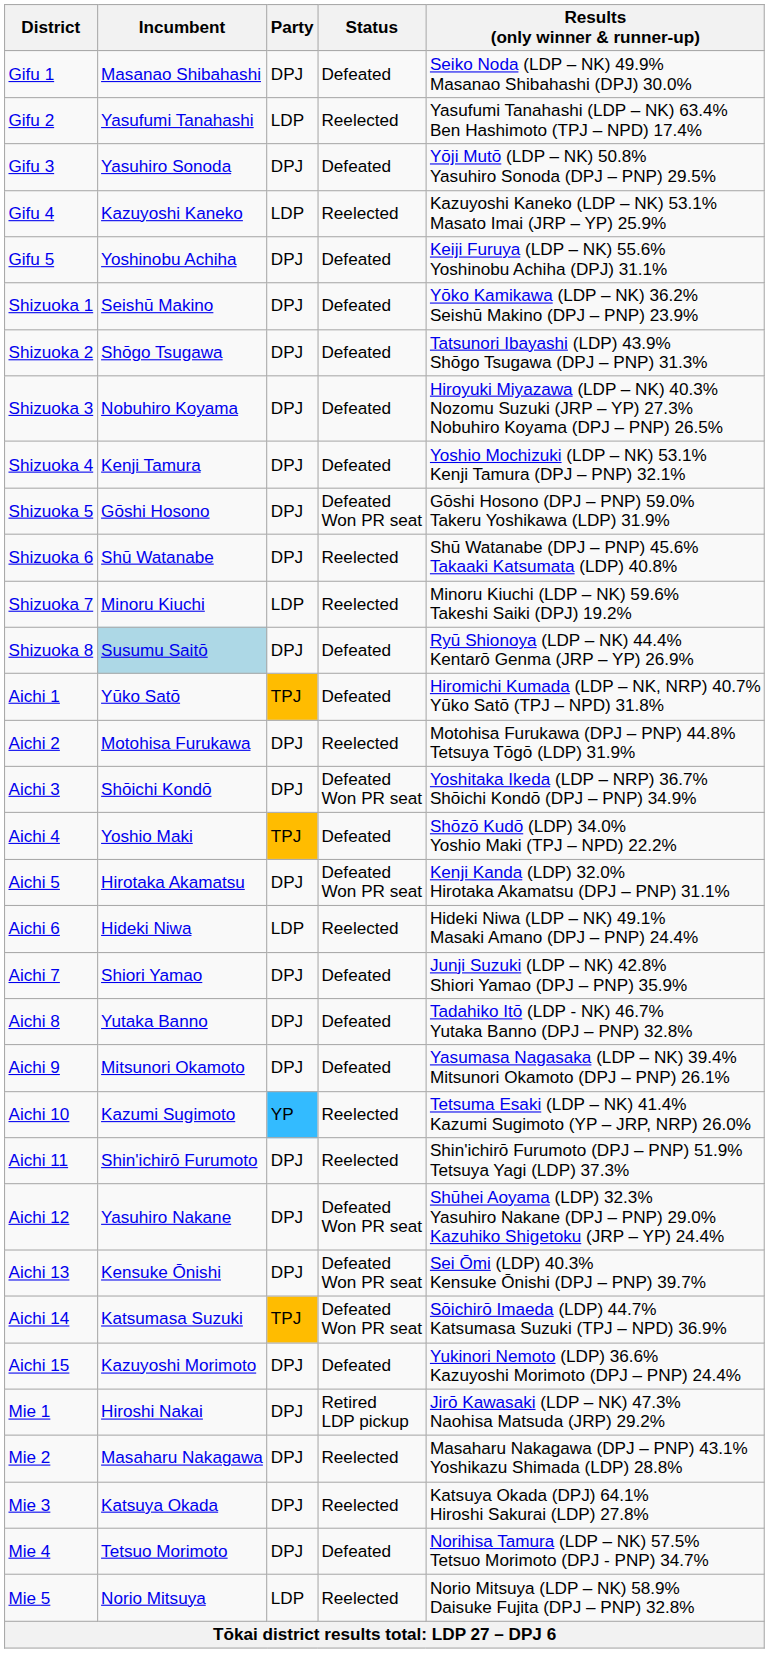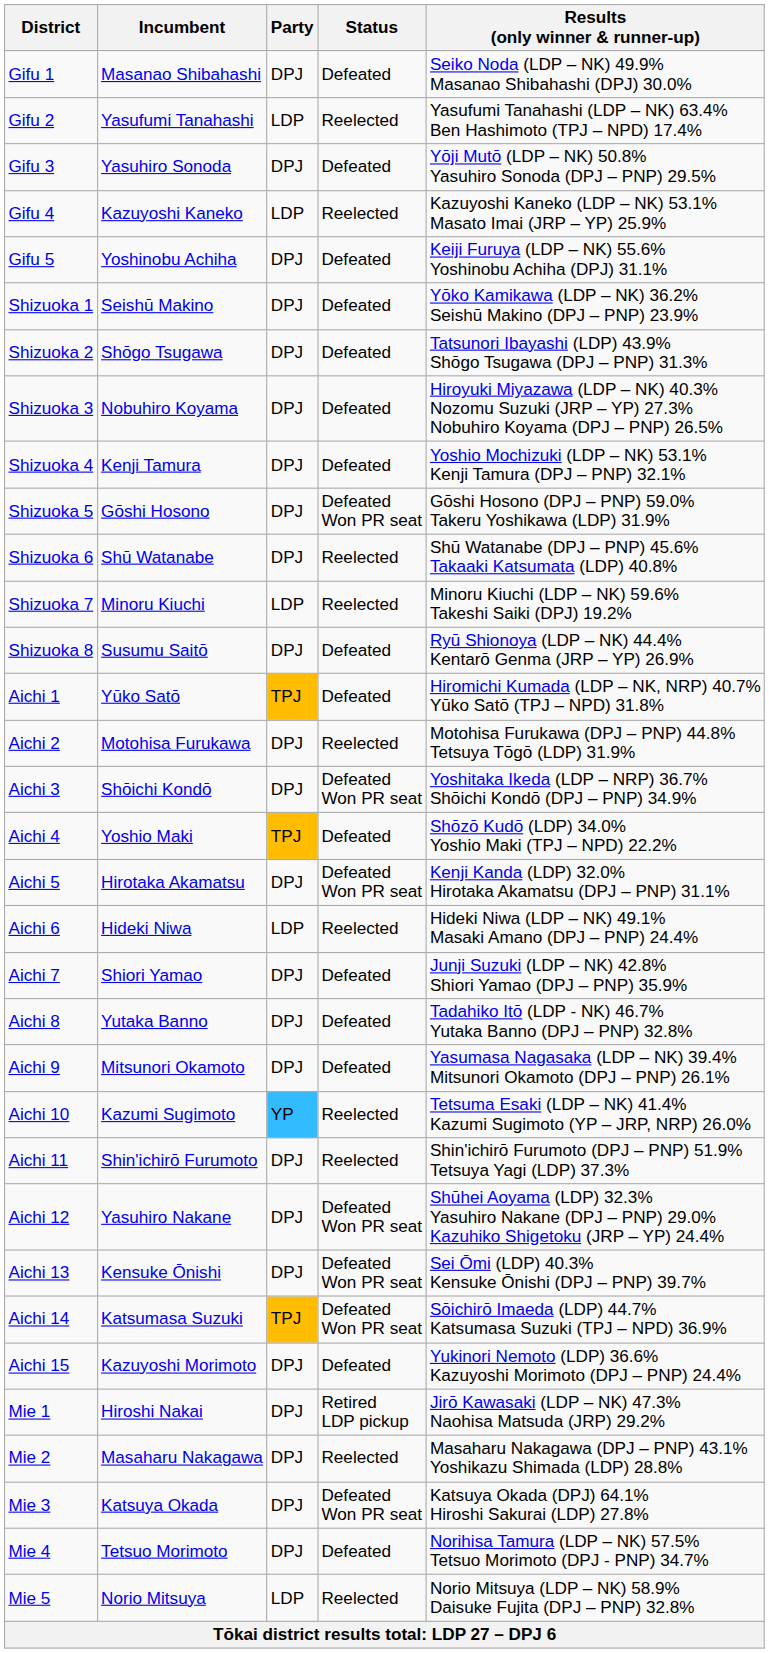(154, 650) lightblue background -> (154, 650) no background
(360, 1504) Reelected -> (372, 1504) Defeated Won PR seat
